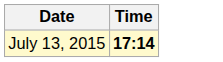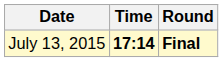+ column: (188, 17)
